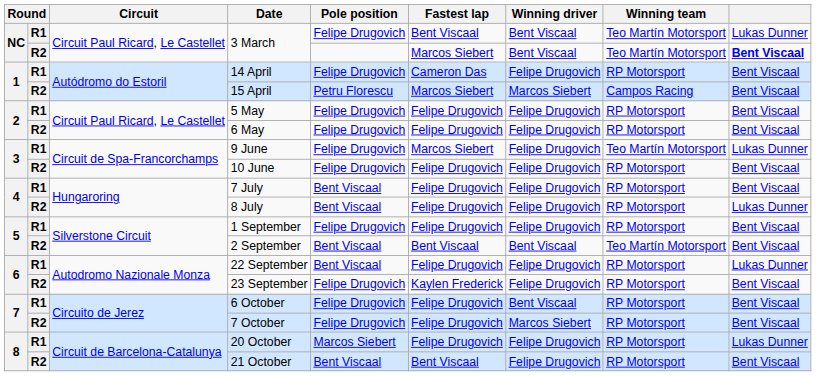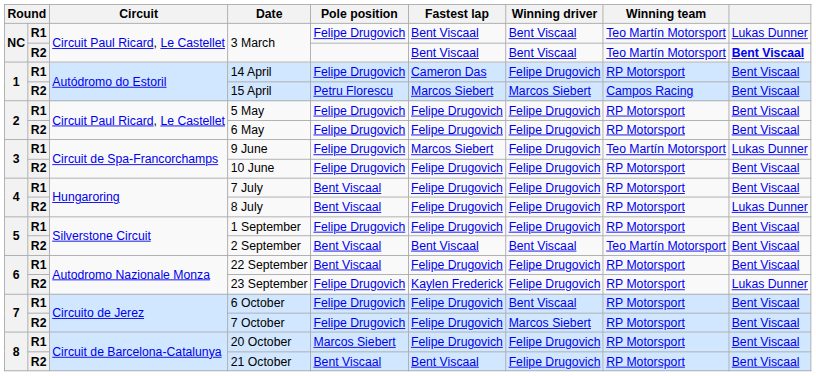(452, 52) Marcos Siebert -> (445, 52) Bent Viscaal
(770, 265) Lukas Dunner -> (766, 265) Bent Viscaal
(766, 284) Bent Viscaal -> (770, 284) Lukas Dunner
(770, 342) Lukas Dunner -> (766, 342) Bent Viscaal
